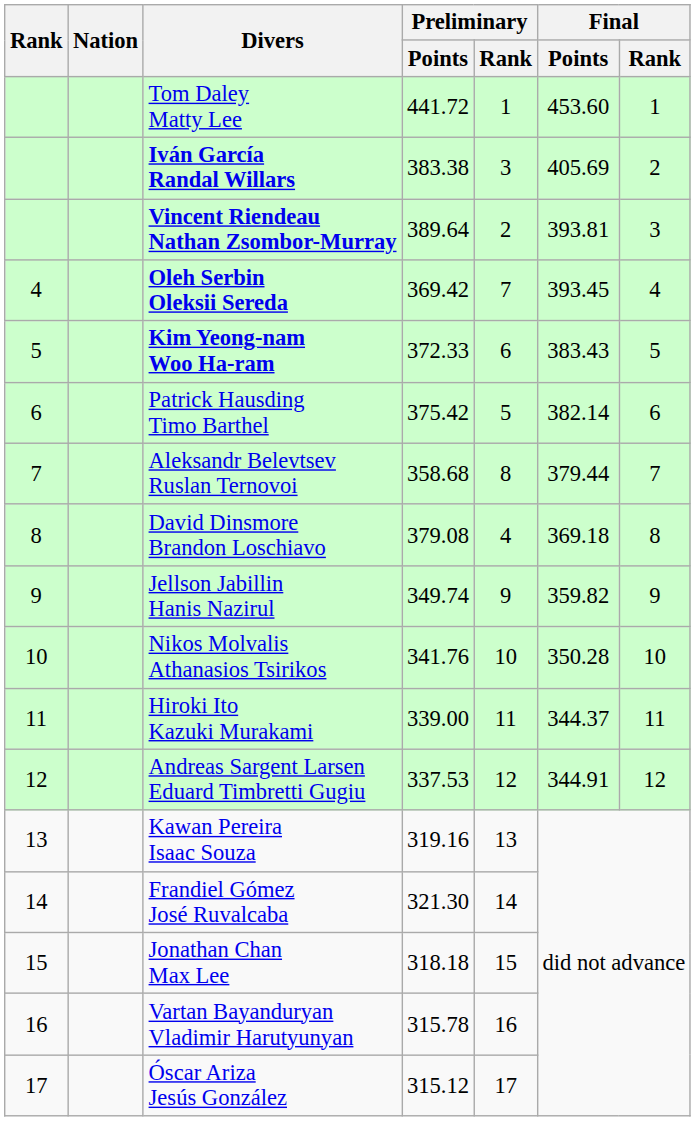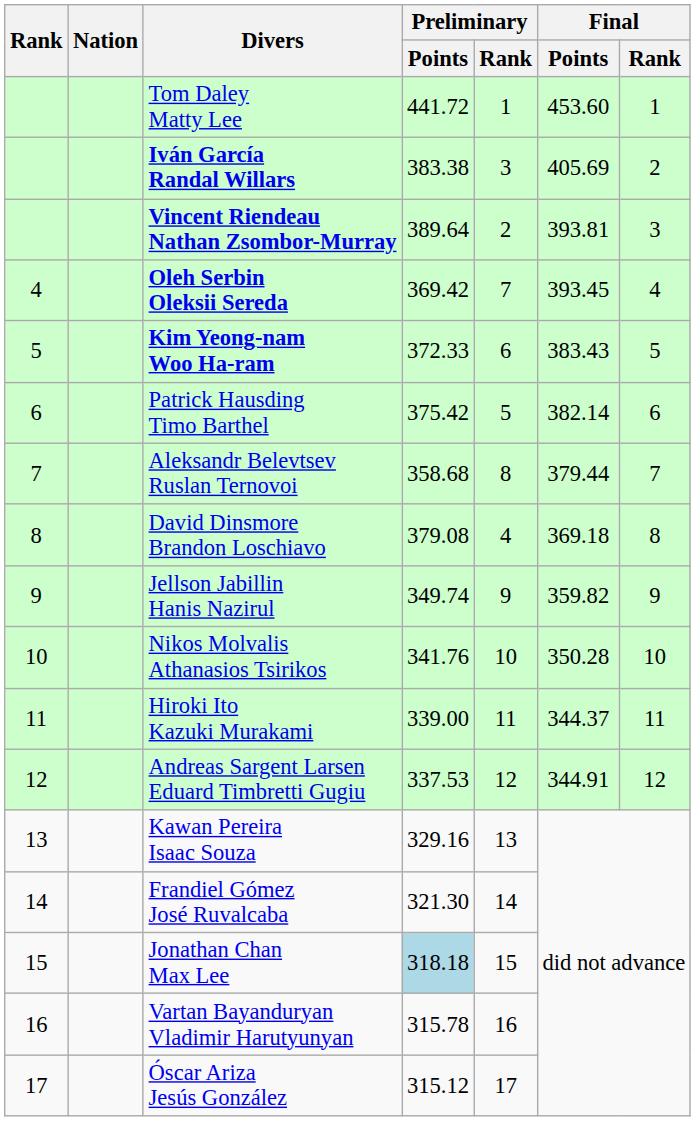(438, 840) 319.16 -> (438, 840) 329.16
(438, 962) no background -> (438, 962) lightblue background
